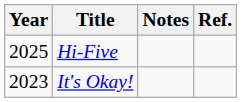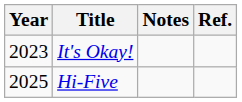rows swapped: (95, 81) <-> (87, 50)
